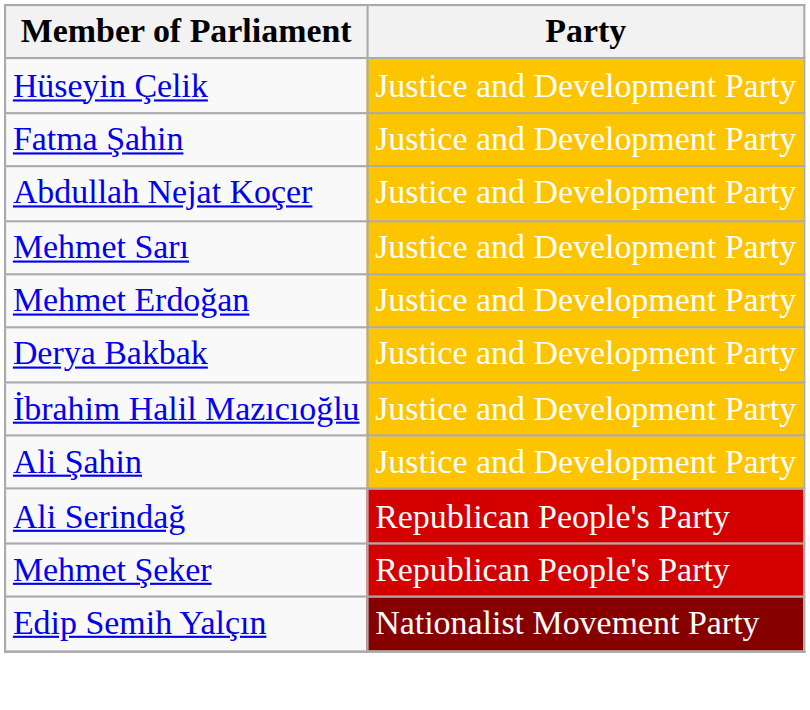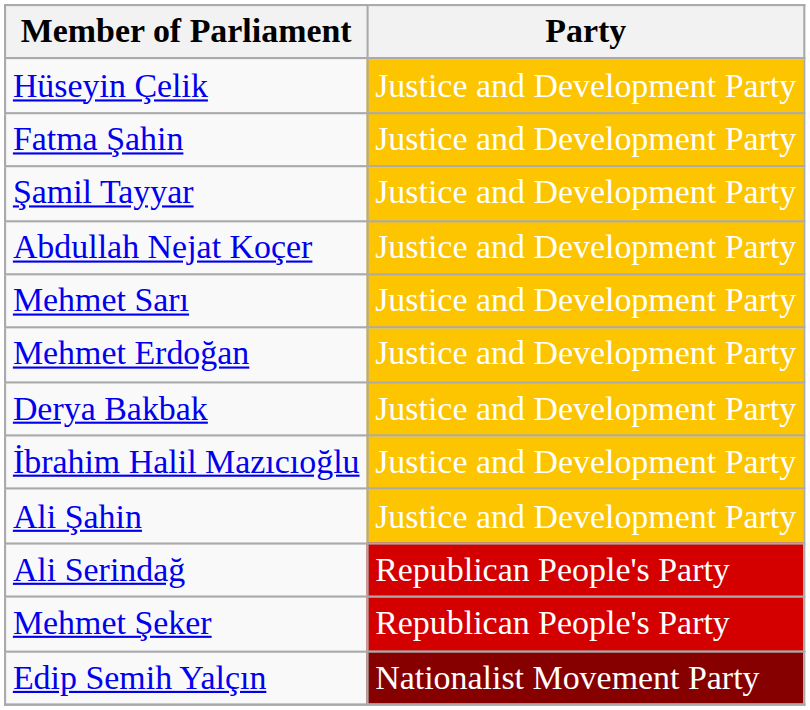+ row: (103, 192)
